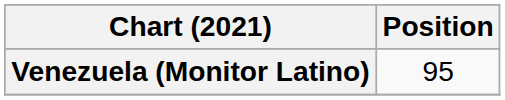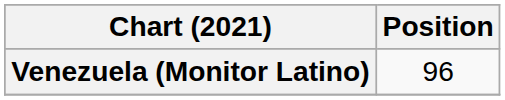(438, 71) 95 -> (438, 71) 96
